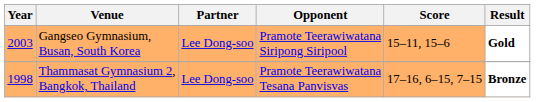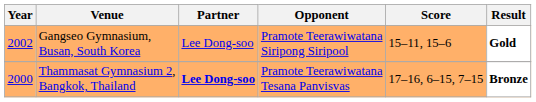(20, 43) 2003 -> (20, 43) 2002
(20, 79) 1998 -> (20, 79) 2000
(217, 79) normal -> (218, 79) bold
